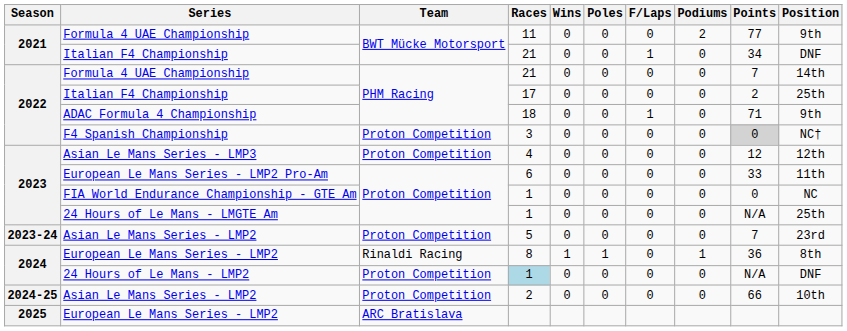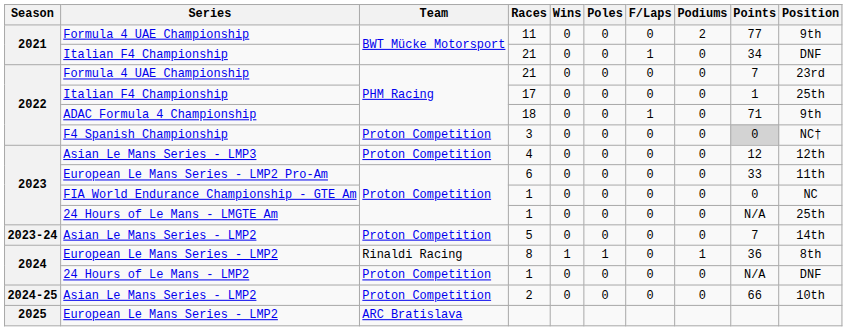(811, 74) 14th -> (811, 74) 23rd
(755, 94) 2 -> (755, 94) 1
(811, 235) 23rd -> (811, 235) 14th
(529, 275) lightblue background -> (529, 275) no background
